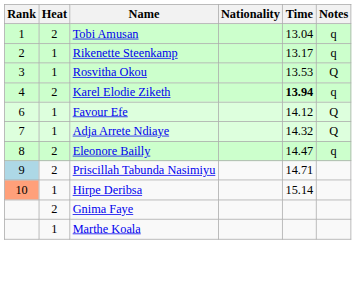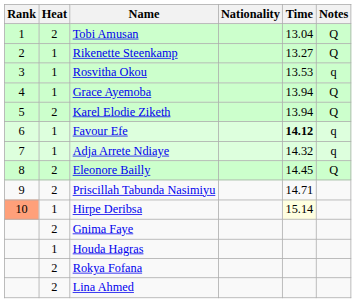(334, 33) q -> (334, 33) Q
(299, 53) 13.17 -> (299, 53) 13.27
(334, 53) q -> (334, 53) Q
(334, 72) Q -> (334, 72) q
+ row: (112, 92)
(22, 92) 4 -> (22, 111) 5
(299, 92) bold -> (299, 111) normal
(334, 92) q -> (334, 111) Q
(299, 111) normal -> (299, 131) bold
(334, 111) Q -> (334, 131) q
(334, 131) Q -> (334, 151) q
(299, 151) 14.47 -> (299, 170) 14.45
(334, 151) q -> (334, 170) Q
(22, 170) lightblue background -> (22, 190) no background
(299, 190) no background -> (299, 209) lightyellow background
+ row: (108, 248)
- row: (107, 229)
+ row: (107, 268)
+ row: (103, 287)
